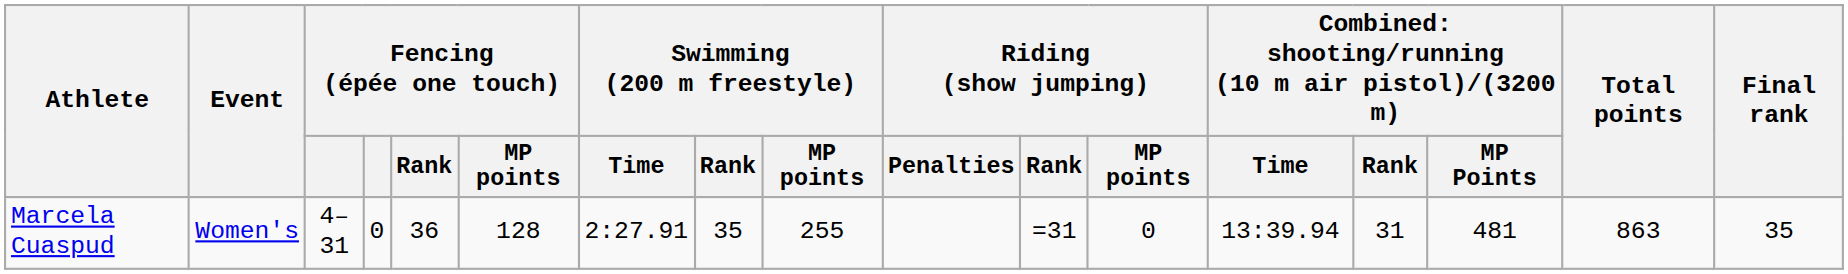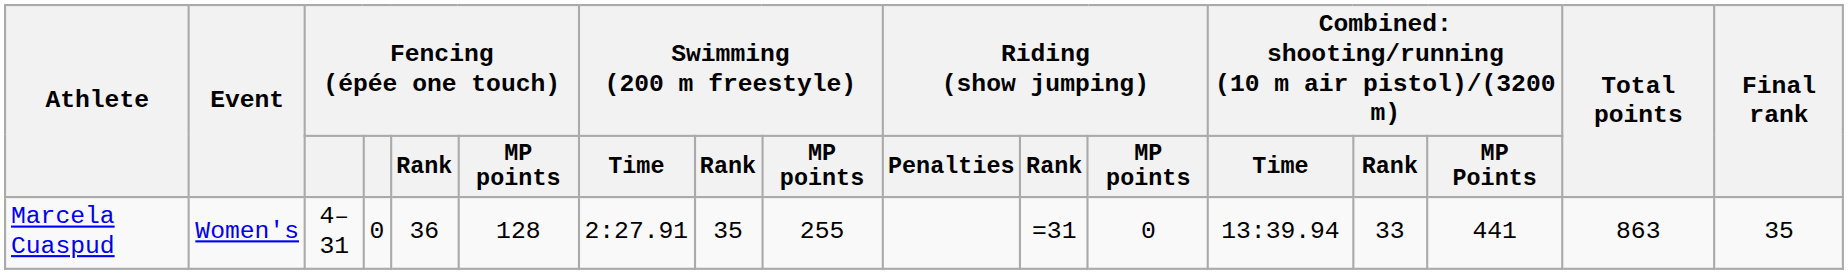(1390, 232) 31 -> (1390, 232) 33
(1495, 232) 481 -> (1495, 232) 441
